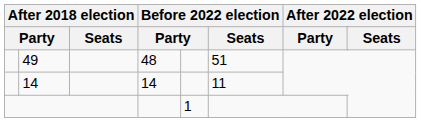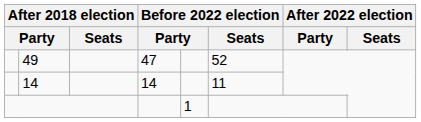(149, 60) 48 -> (149, 60) 47
(219, 60) 51 -> (219, 60) 52
